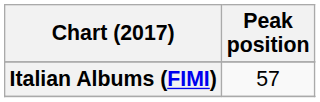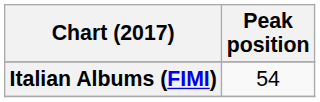(268, 79) 57 -> (268, 79) 54
